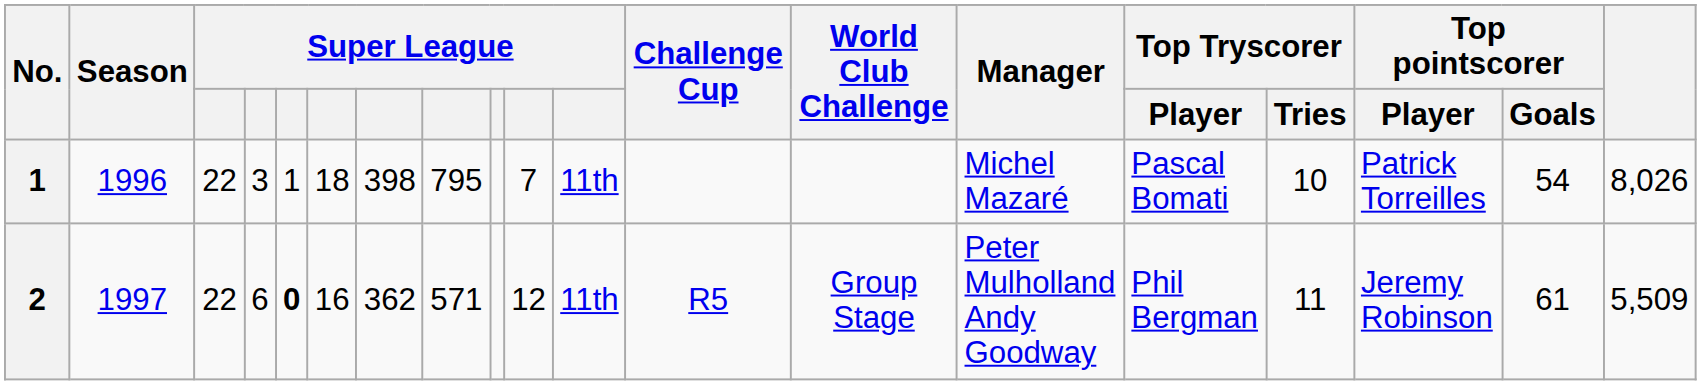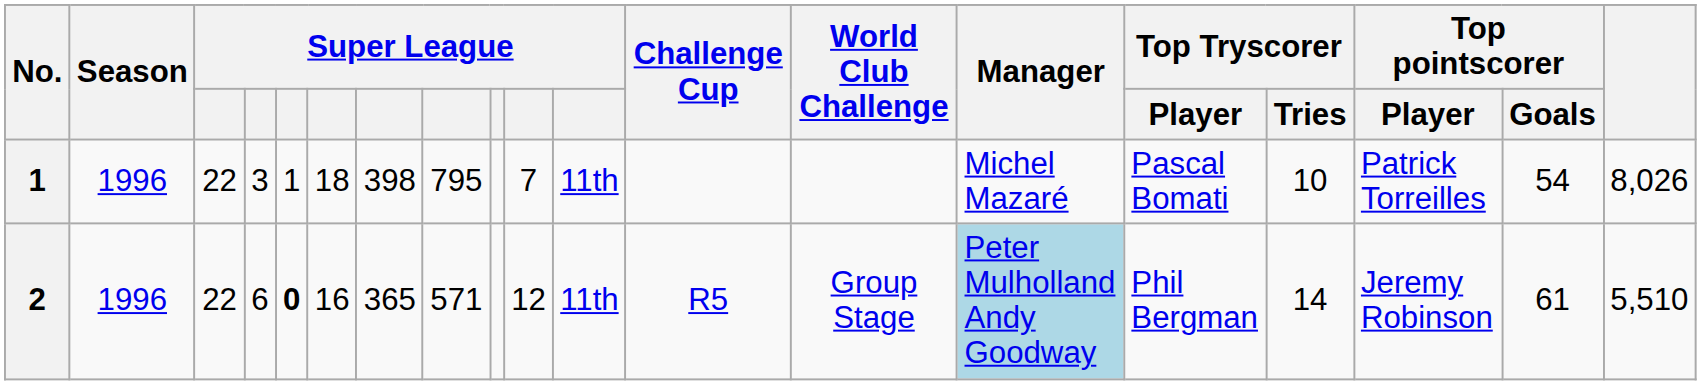(132, 300) 1997 -> (132, 300) 1996
(390, 300) 362 -> (390, 300) 365
(1040, 300) no background -> (1040, 300) lightblue background
(1310, 300) 11 -> (1310, 300) 14
(1649, 300) 5,509 -> (1649, 300) 5,510
